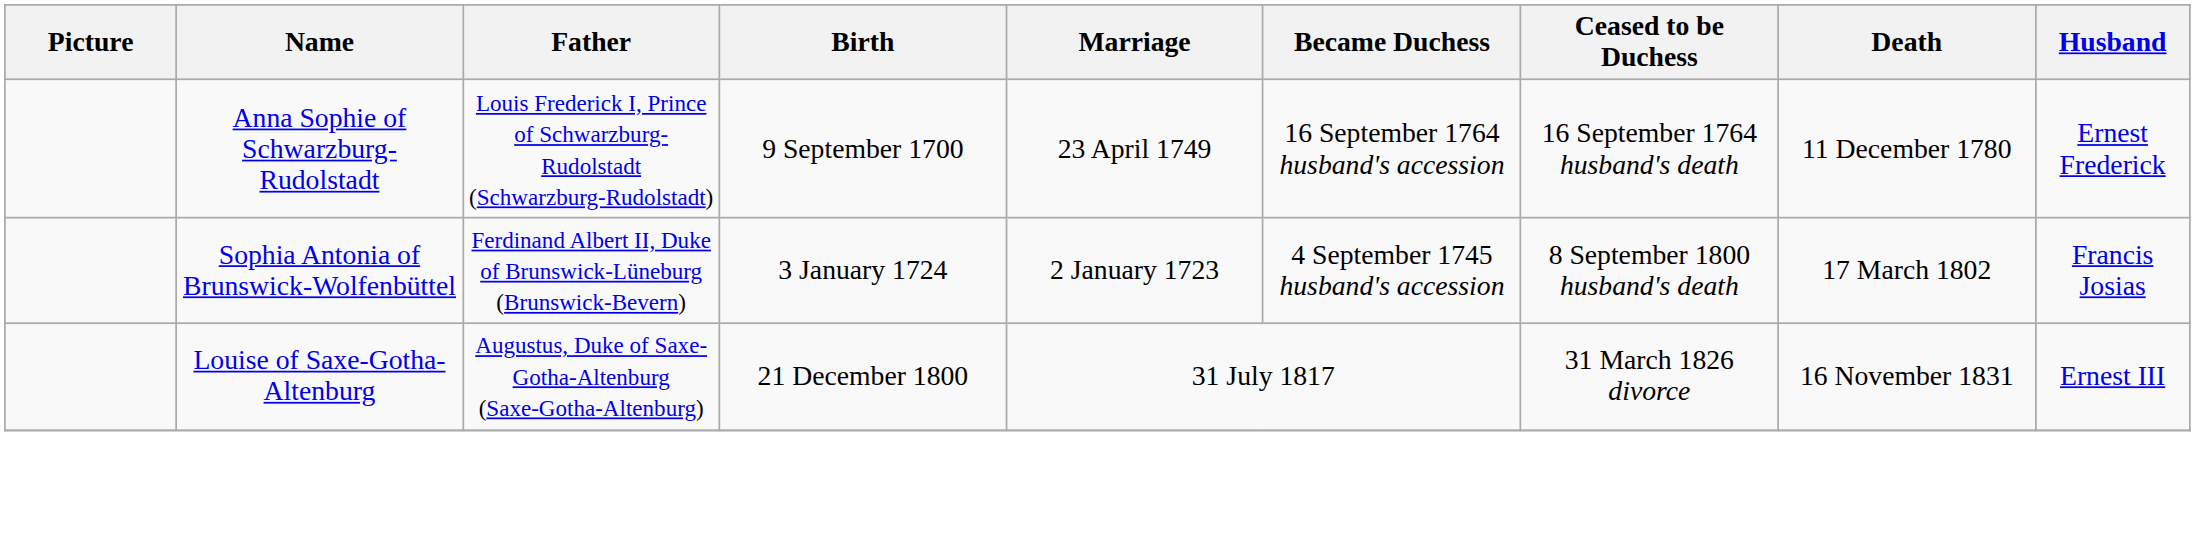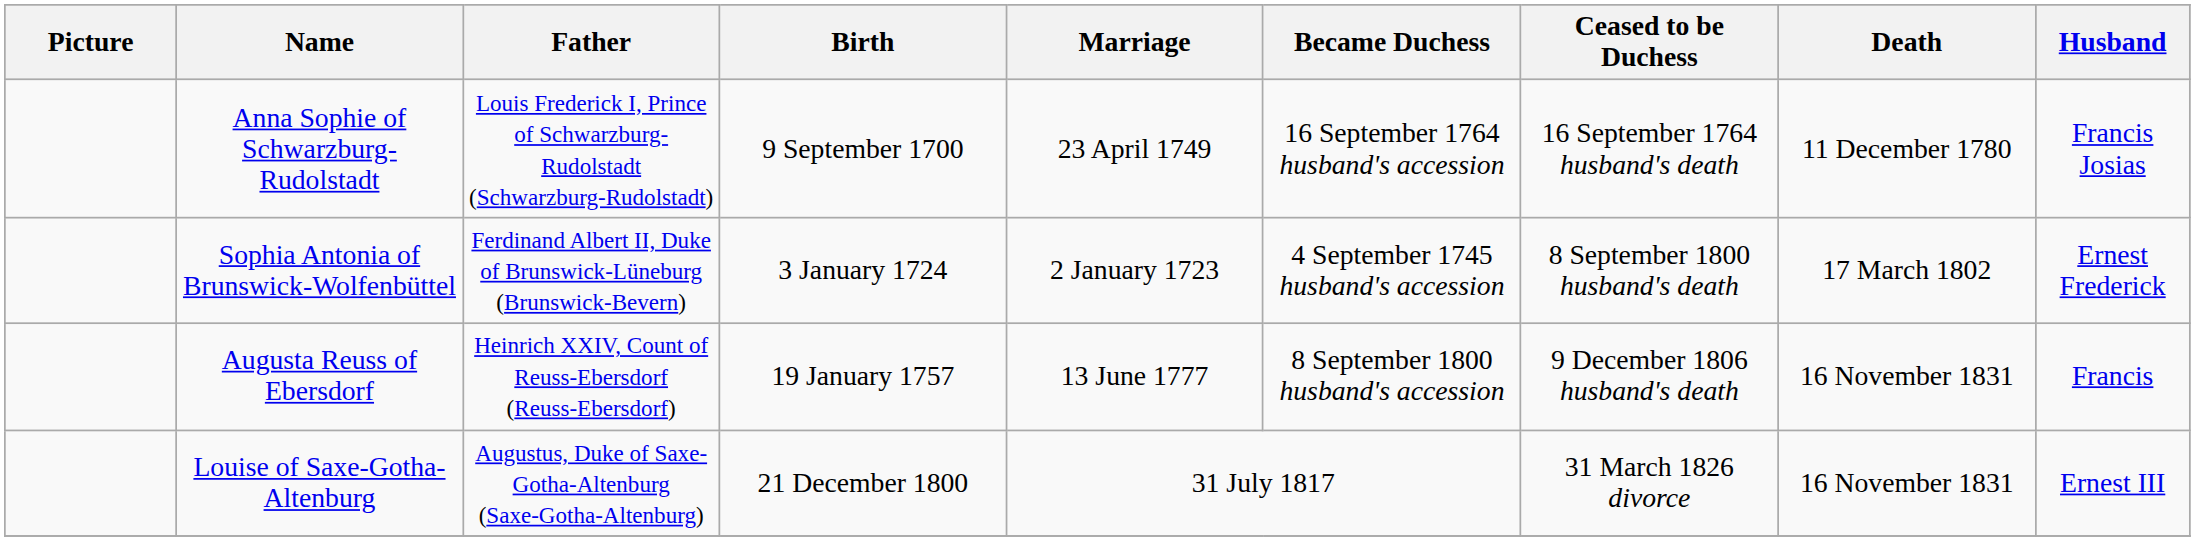(2113, 148) Ernest Frederick -> (2113, 148) Francis Josias
(2113, 269) Francis Josias -> (2113, 269) Ernest Frederick
+ row: (319, 376)
